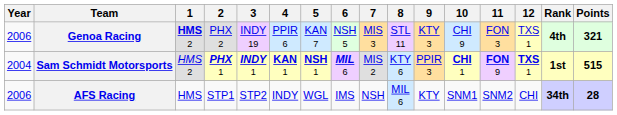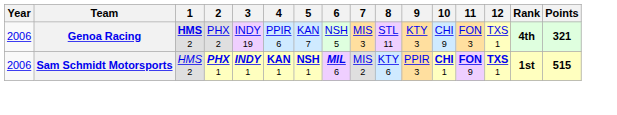(19, 66) 2004 -> (19, 66) 2006
- row: (104, 96)
